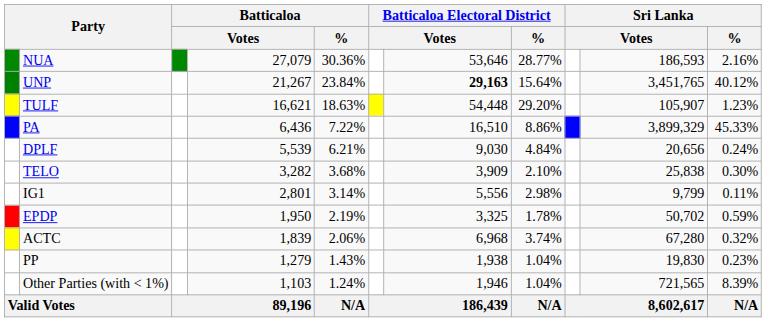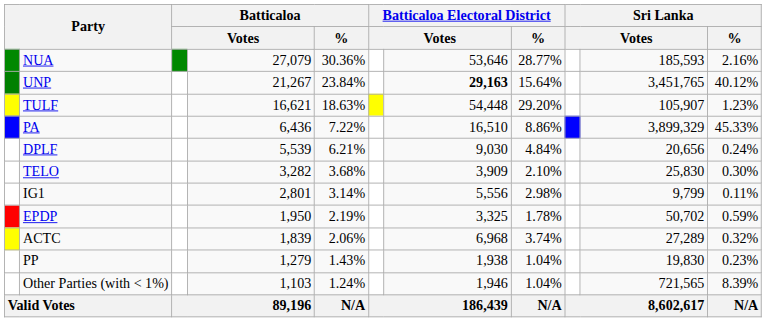(681, 60) 186,593 -> (681, 60) 185,593
(685, 171) 25,838 -> (685, 171) 25,830
(685, 238) 67,280 -> (685, 238) 27,289
